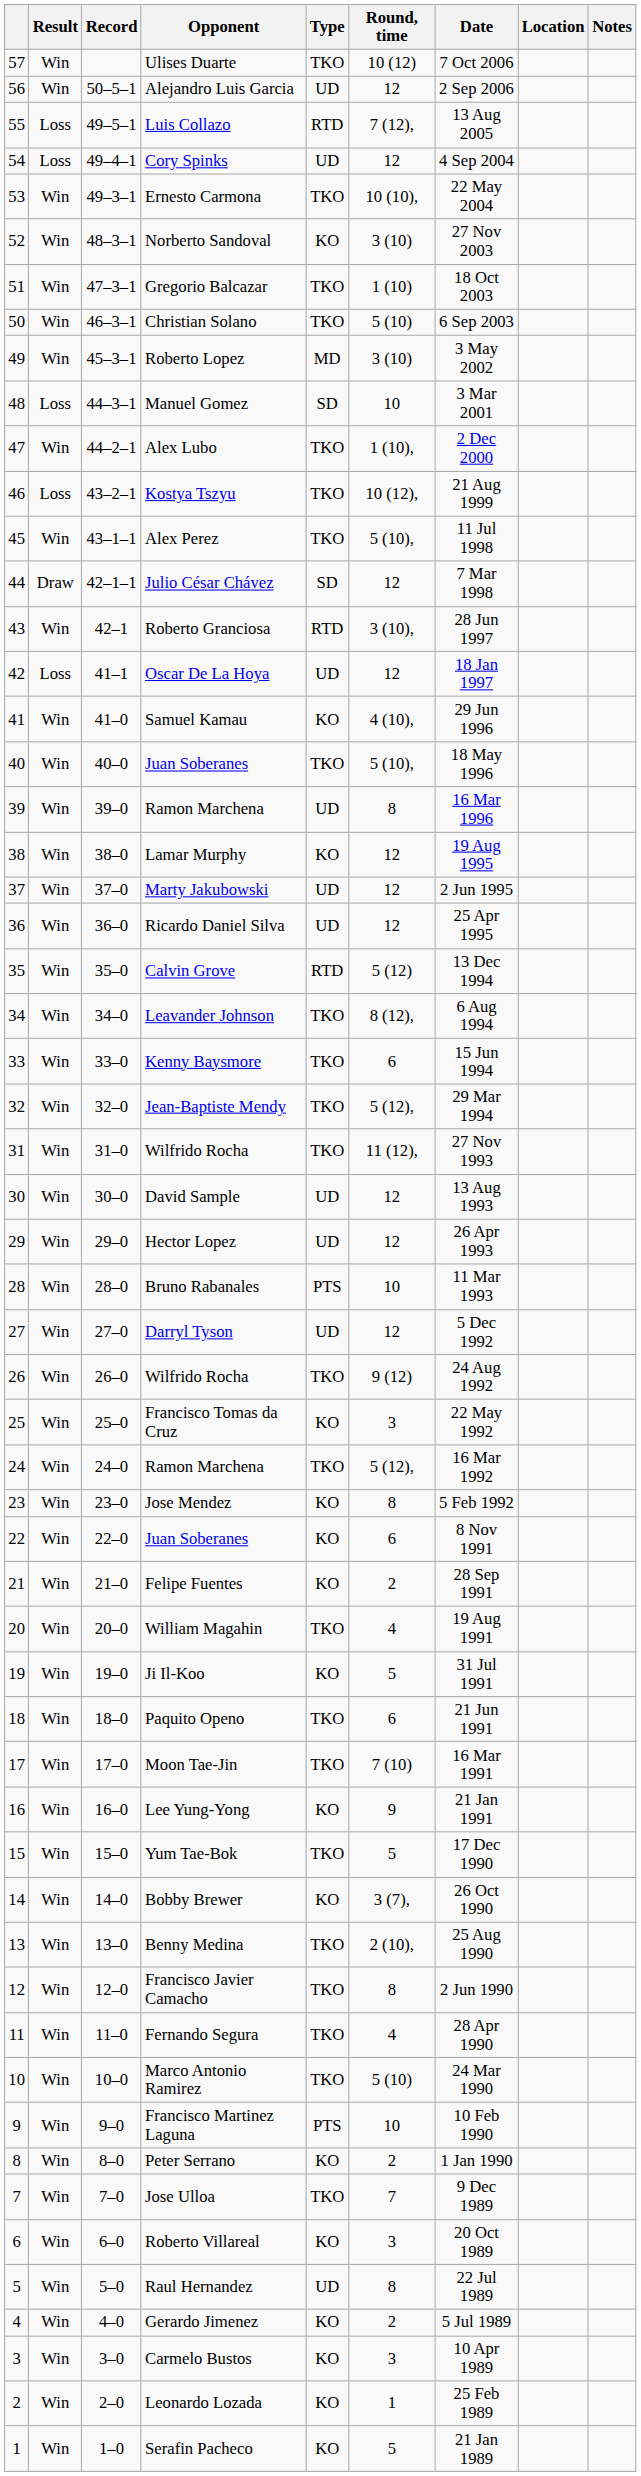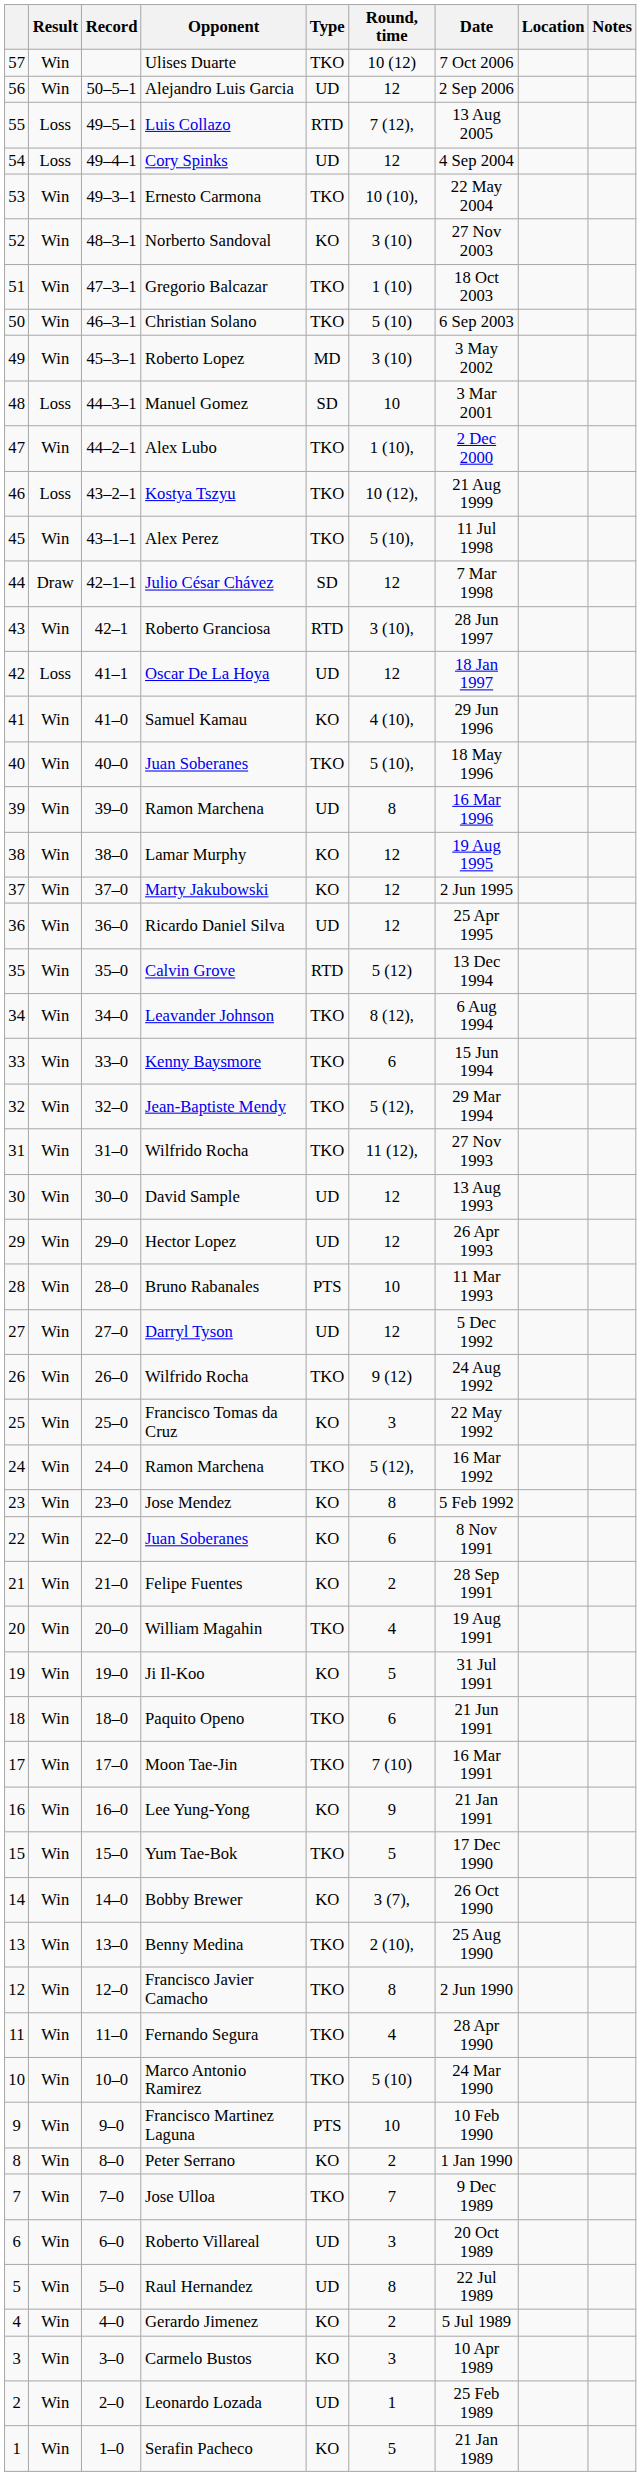(327, 890) UD -> (327, 890) KO
(327, 2241) KO -> (327, 2241) UD
(327, 2403) KO -> (327, 2403) UD
